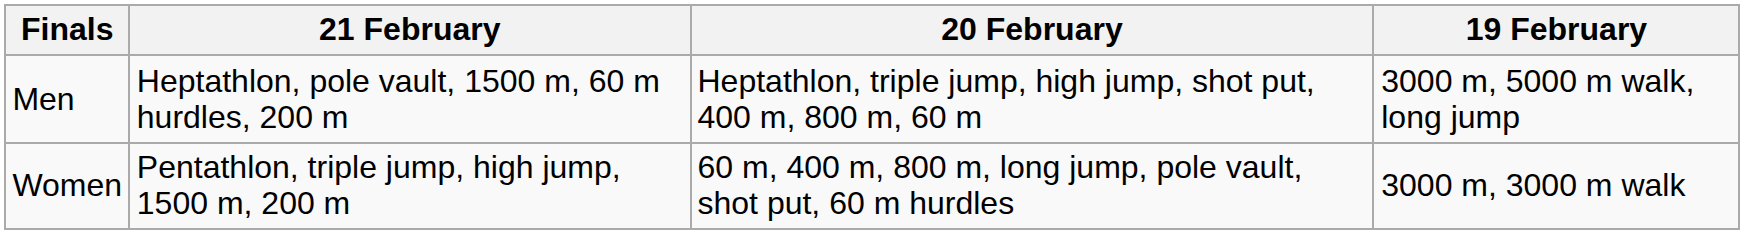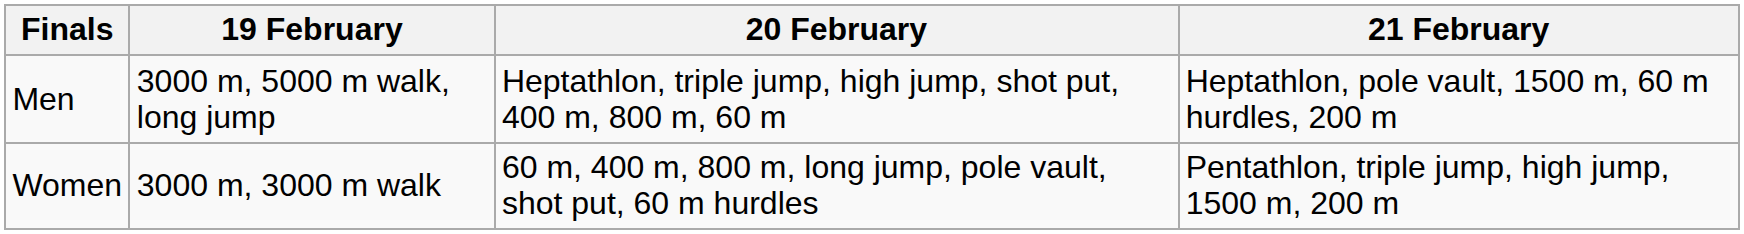columns swapped: (1556, 29) <-> (410, 29)
